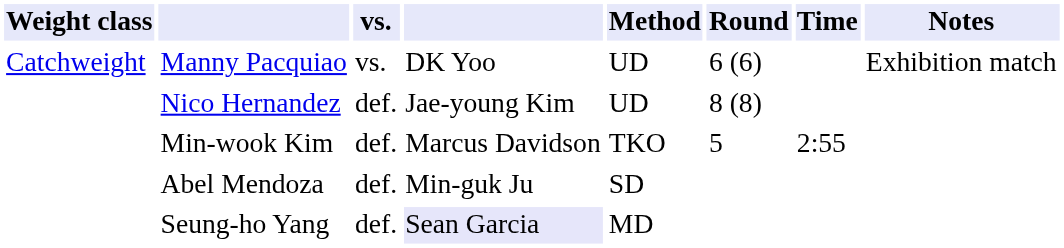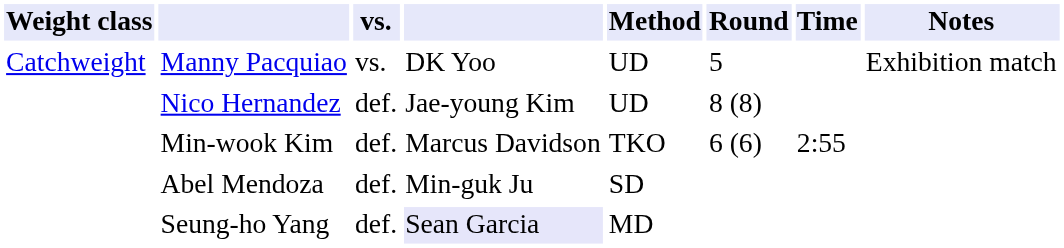(735, 62) 6 (6) -> (716, 62) 5
(716, 143) 5 -> (735, 143) 6 (6)
